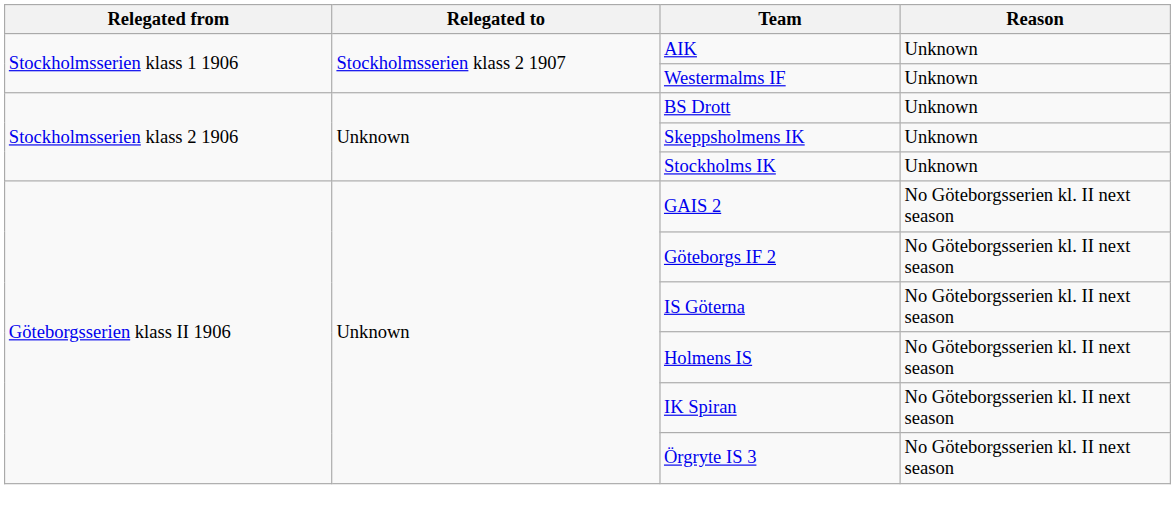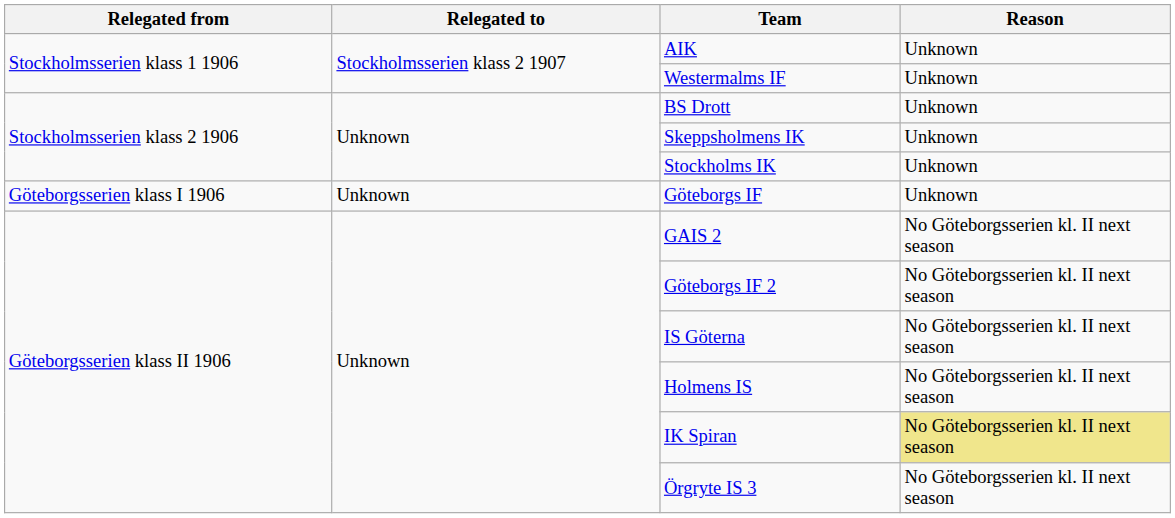+ row: (713, 195)
(1017, 407) no background -> (1017, 436) khaki background
